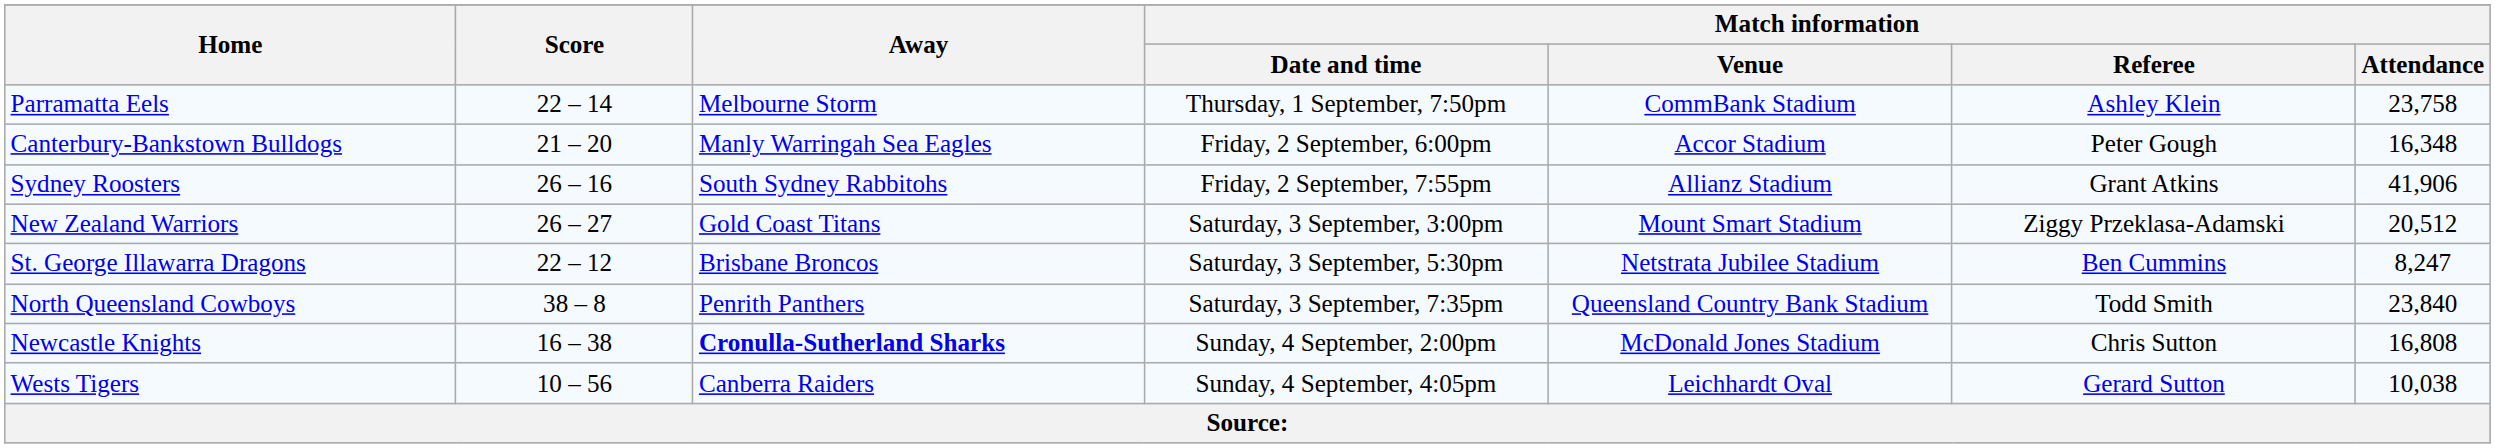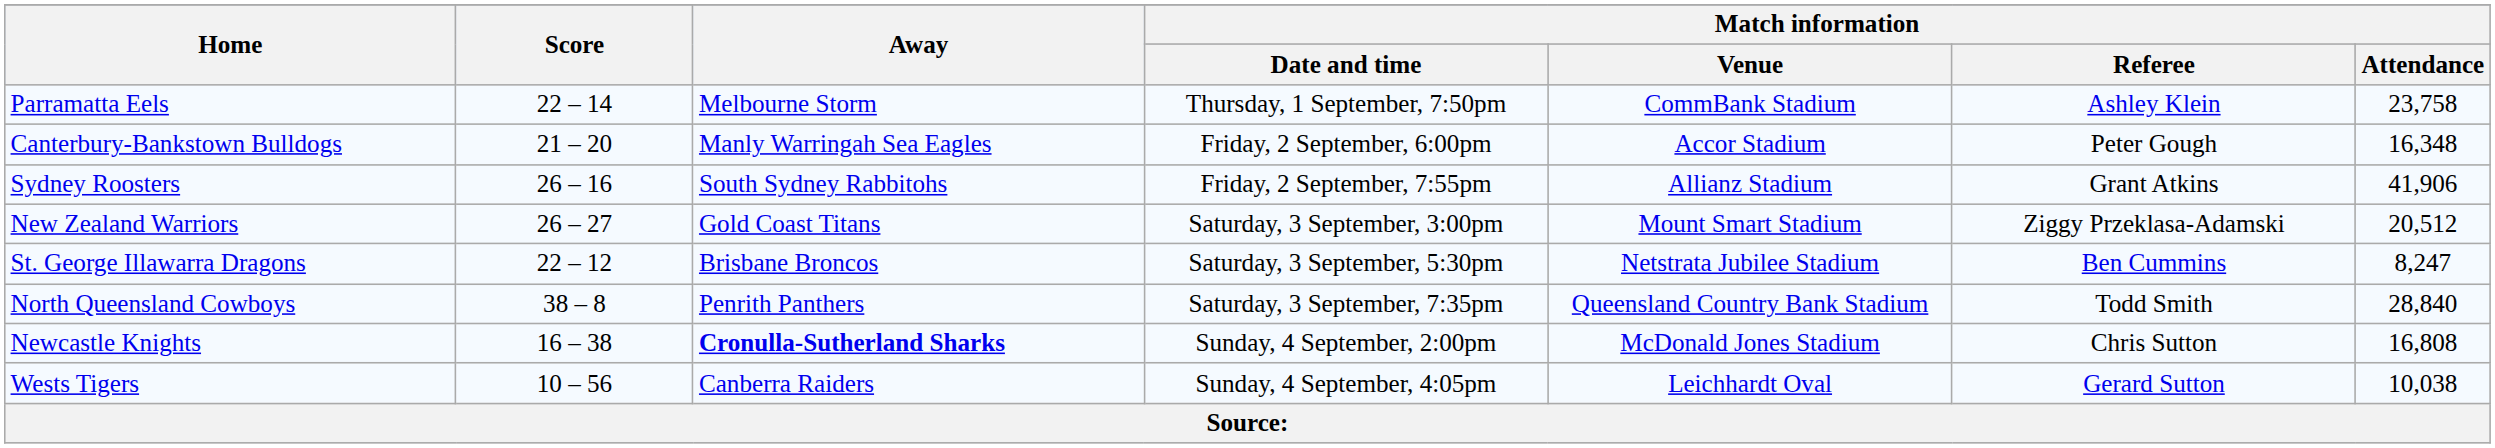(2423, 303) 23,840 -> (2423, 303) 28,840
